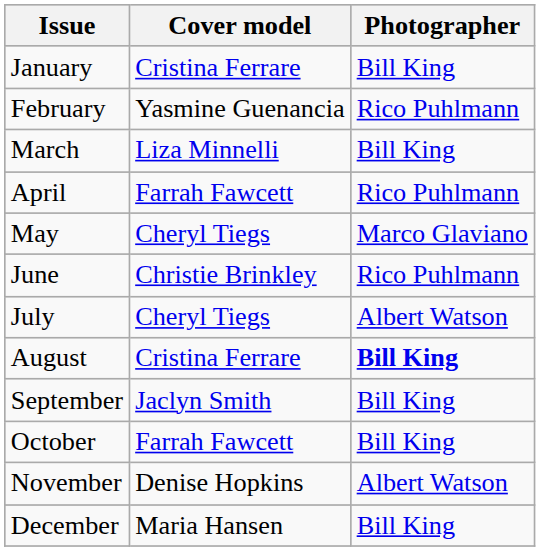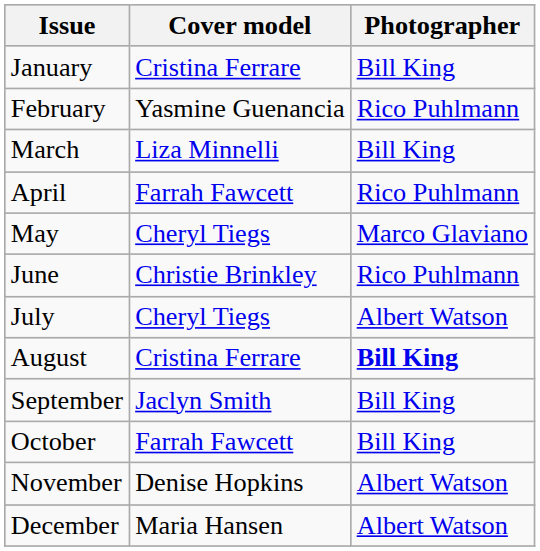(406, 524) Bill King -> (432, 524) Albert Watson
